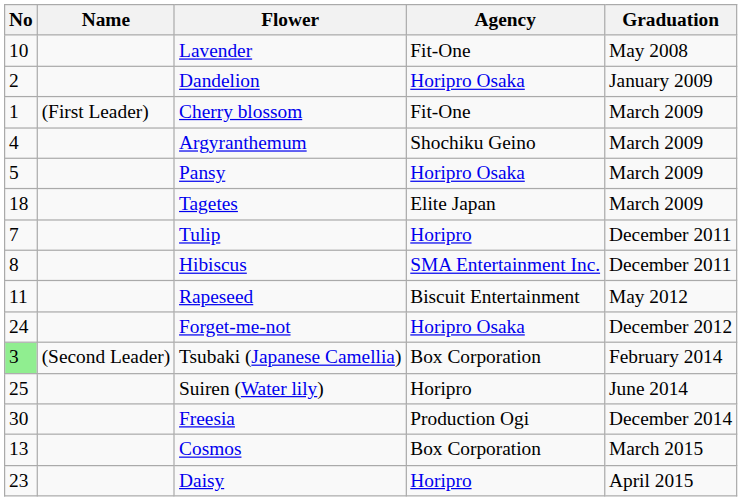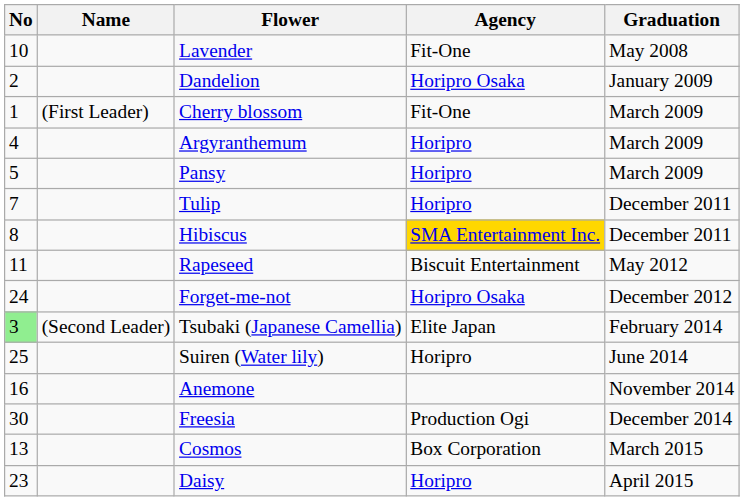(473, 142) Shochiku Geino -> (441, 142) Horipro
(468, 173) Horipro Osaka -> (441, 173) Horipro
- row: (208, 204)
(505, 265) no background -> (505, 234) gold background
(476, 357) Box Corporation -> (453, 326) Elite Japan
+ row: (217, 388)
